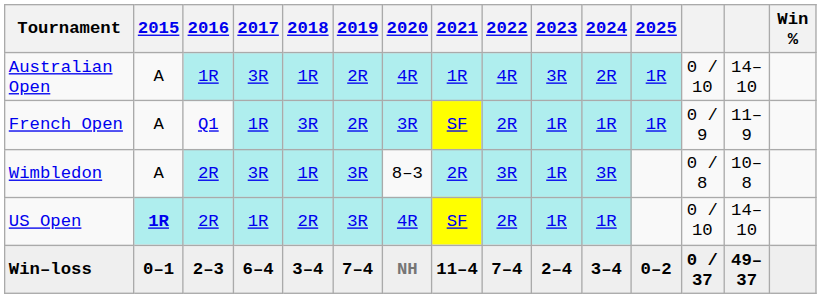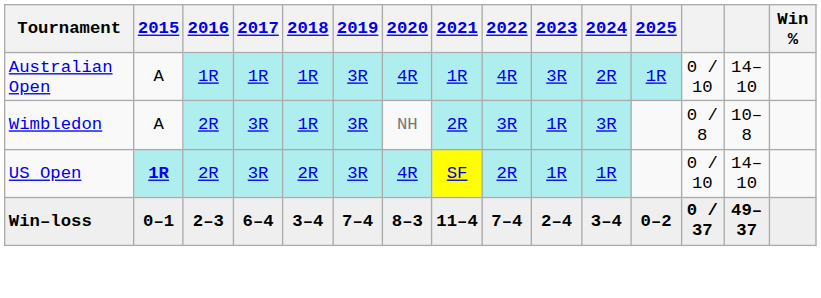(258, 77) 3R -> (258, 77) 1R
(358, 77) 2R -> (358, 77) 3R
- row: (66, 125)
(407, 173) 8–3 -> (407, 125) NH
(258, 221) 1R -> (258, 173) 3R
(407, 269) NH -> (407, 221) 8–3
